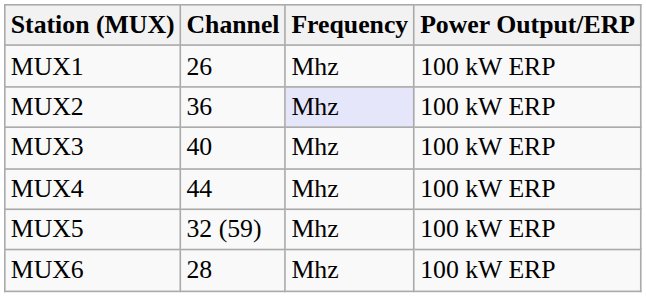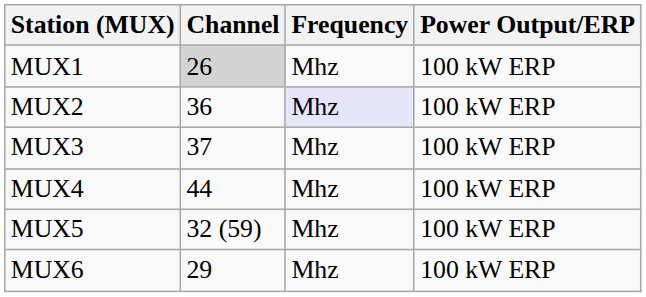(199, 65) no background -> (199, 65) lightgrey background
(199, 147) 40 -> (199, 147) 37
(199, 270) 28 -> (199, 270) 29
